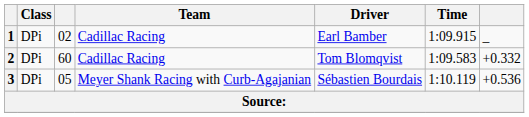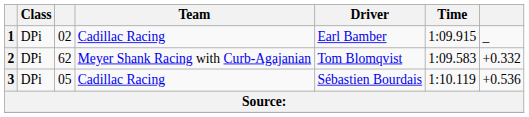(65, 58) 60 -> (65, 58) 62
(121, 58) Cadillac Racing -> (194, 58) Meyer Shank Racing with Curb-Agajanian
(194, 79) Meyer Shank Racing with Curb-Agajanian -> (121, 79) Cadillac Racing
